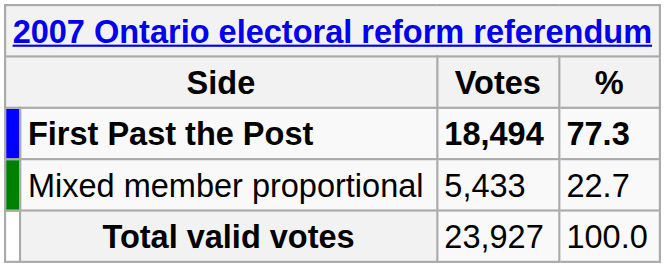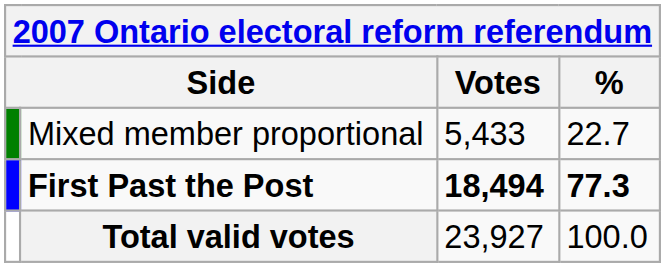rows swapped: (171, 134) <-> (226, 185)
